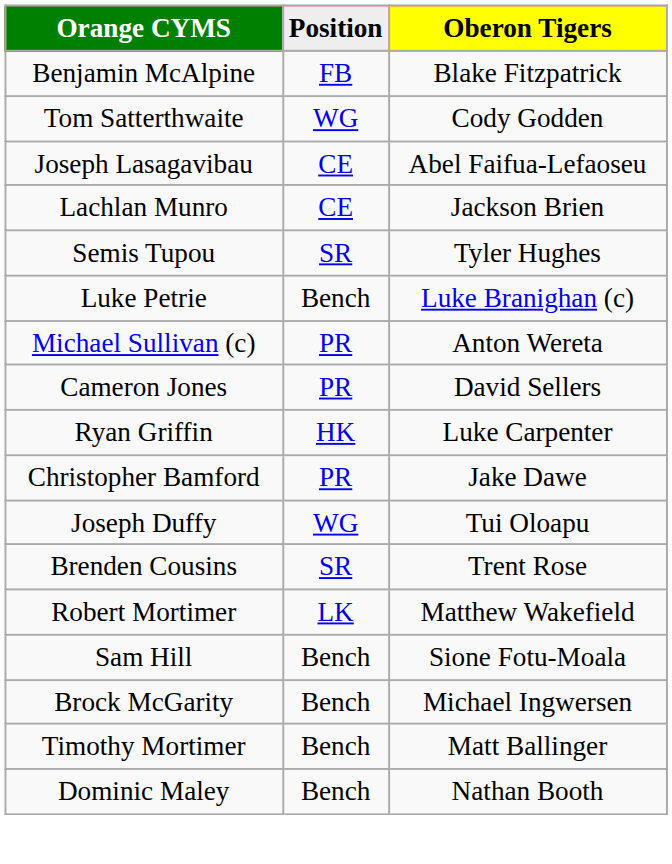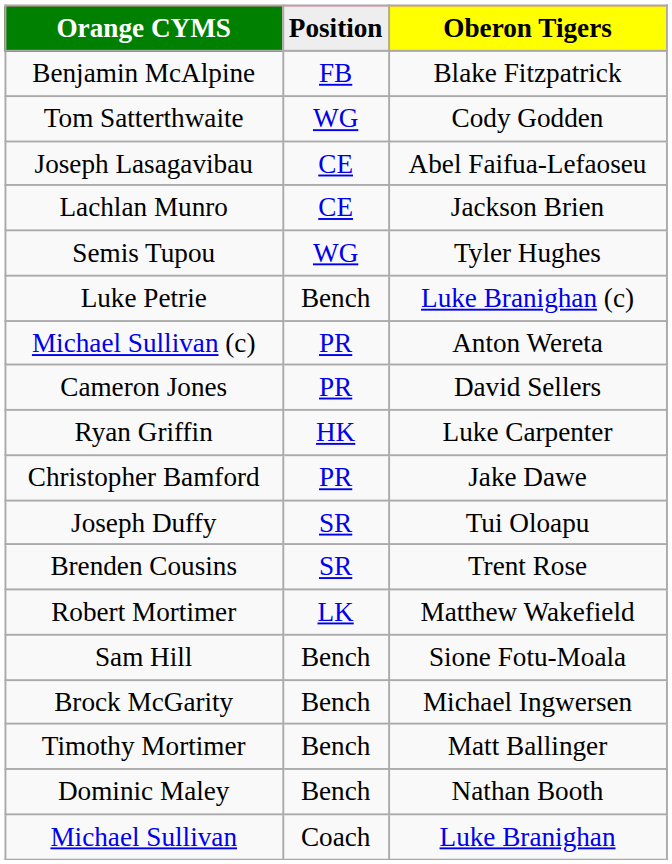(336, 252) SR -> (336, 252) WG
(336, 521) WG -> (336, 521) SR
+ row: (144, 836)
